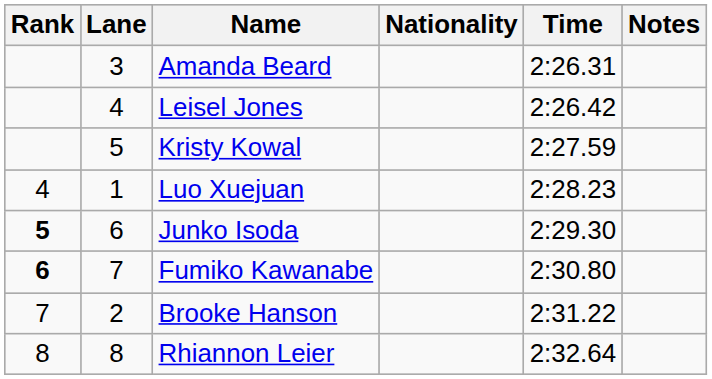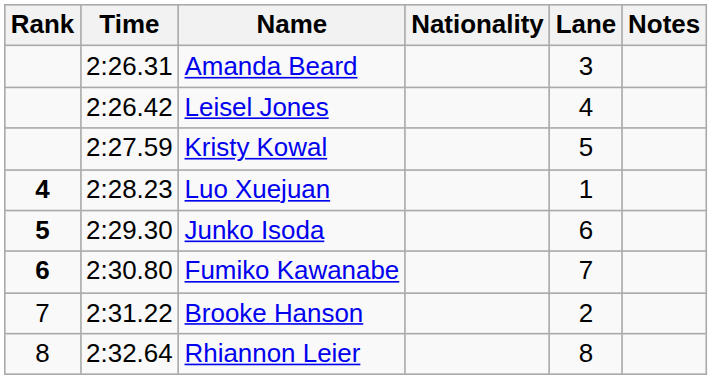columns swapped: (116, 25) <-> (573, 25)
(42, 189) normal -> (42, 189) bold
